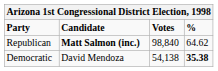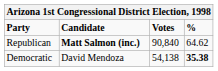(165, 43) 98,840 -> (165, 43) 90,840
